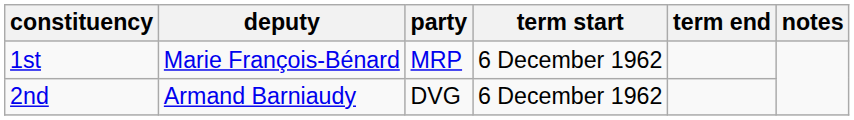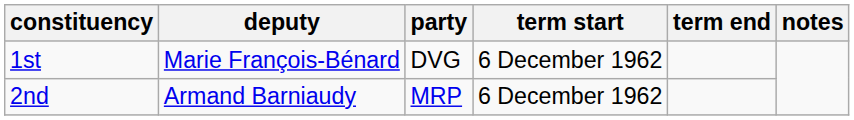(436, 59) MRP -> (436, 59) DVG
(436, 96) DVG -> (436, 96) MRP
